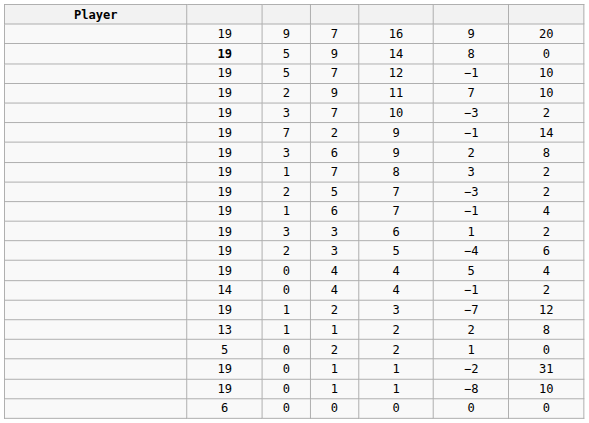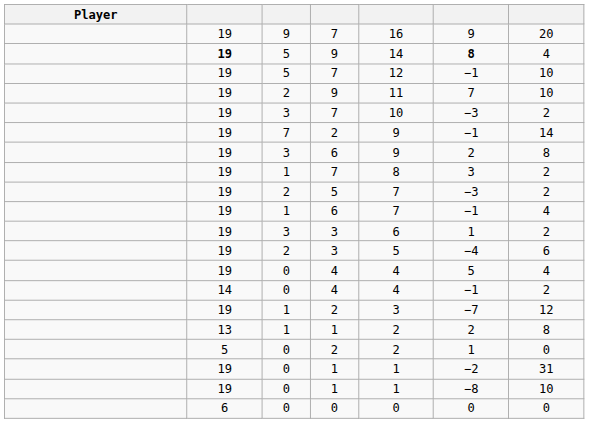(471, 54) normal -> (471, 54) bold
(546, 54) 0 -> (546, 54) 4
